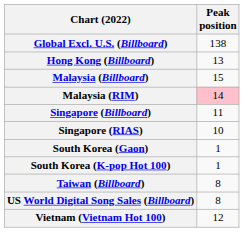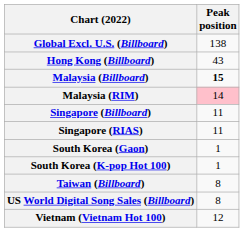(218, 60) 13 -> (218, 60) 43
(218, 78) normal -> (218, 78) bold
(218, 130) 10 -> (218, 130) 11
